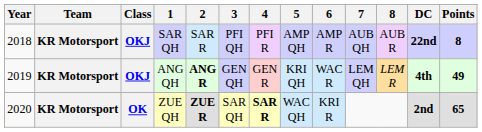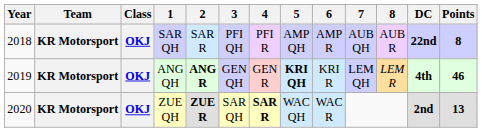(296, 75) normal -> (296, 75) bold
(329, 75) WAC R -> (329, 75) KRI R
(458, 75) 49 -> (458, 75) 46
(138, 109) OK -> (138, 109) OKJ
(329, 109) KRI R -> (329, 109) WAC R
(458, 109) 65 -> (458, 109) 13
